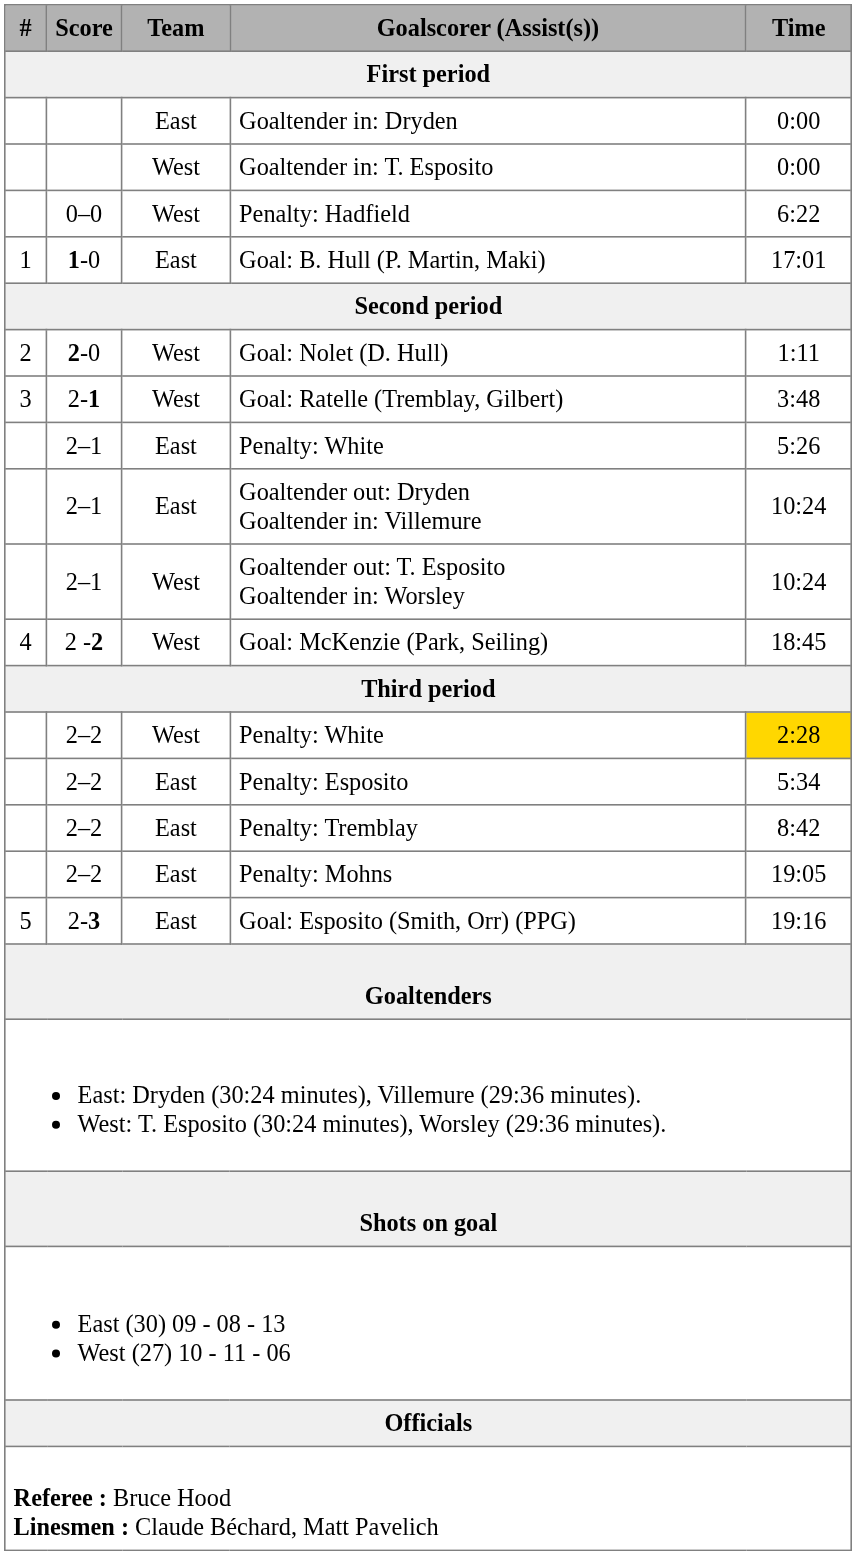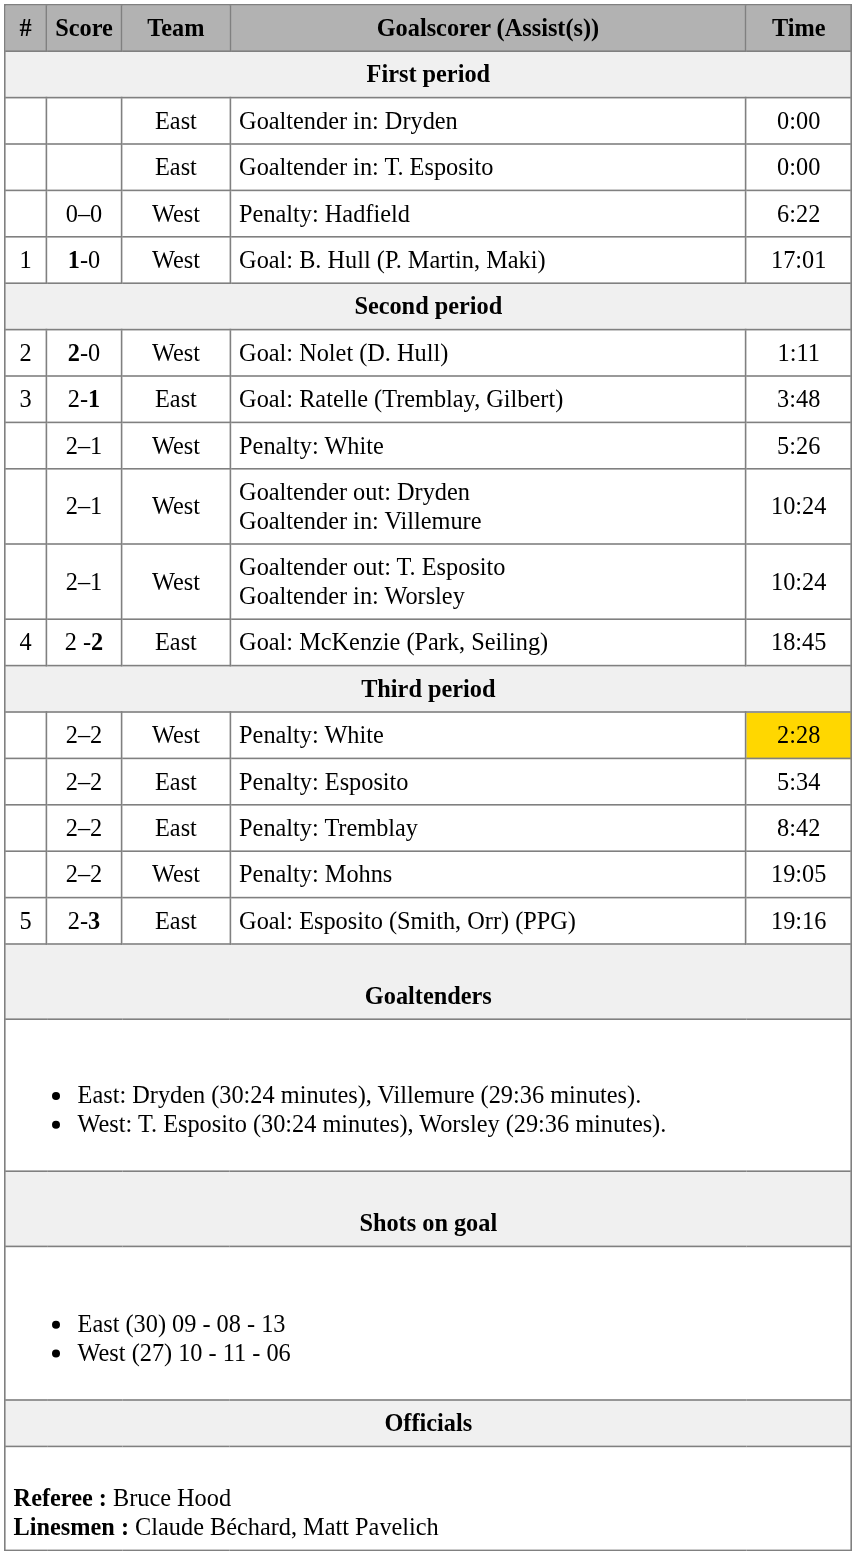(176, 166) West -> (176, 166) East
(176, 259) East -> (176, 259) West
(176, 398) West -> (176, 398) East
(176, 445) East -> (176, 445) West
(176, 506) East -> (176, 506) West
(176, 642) West -> (176, 642) East
(176, 874) East -> (176, 874) West
